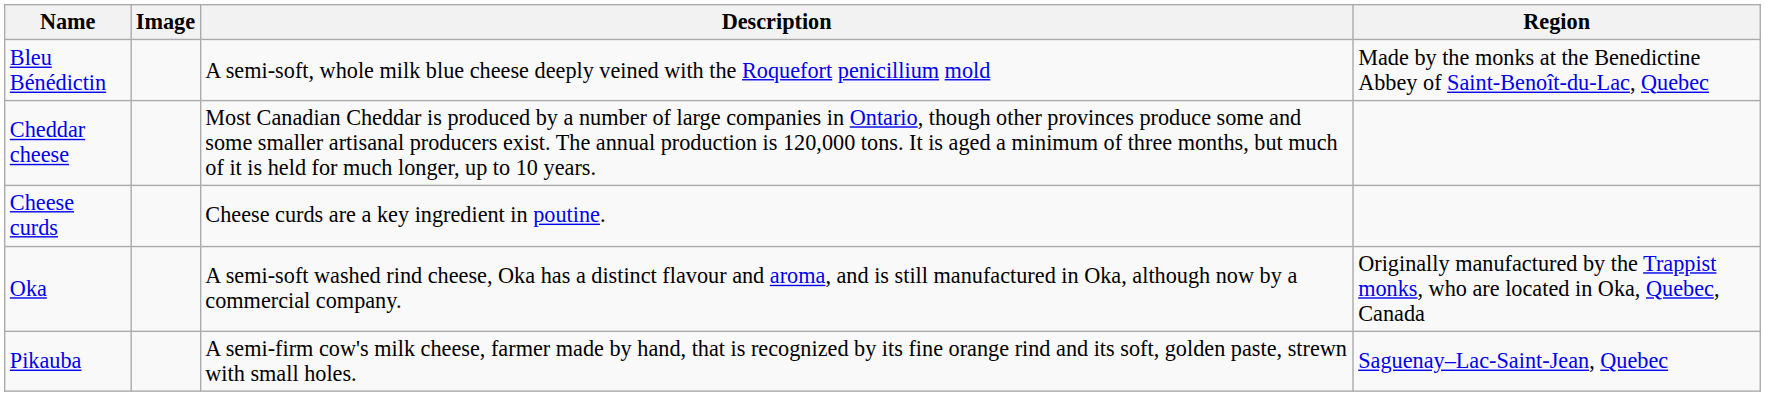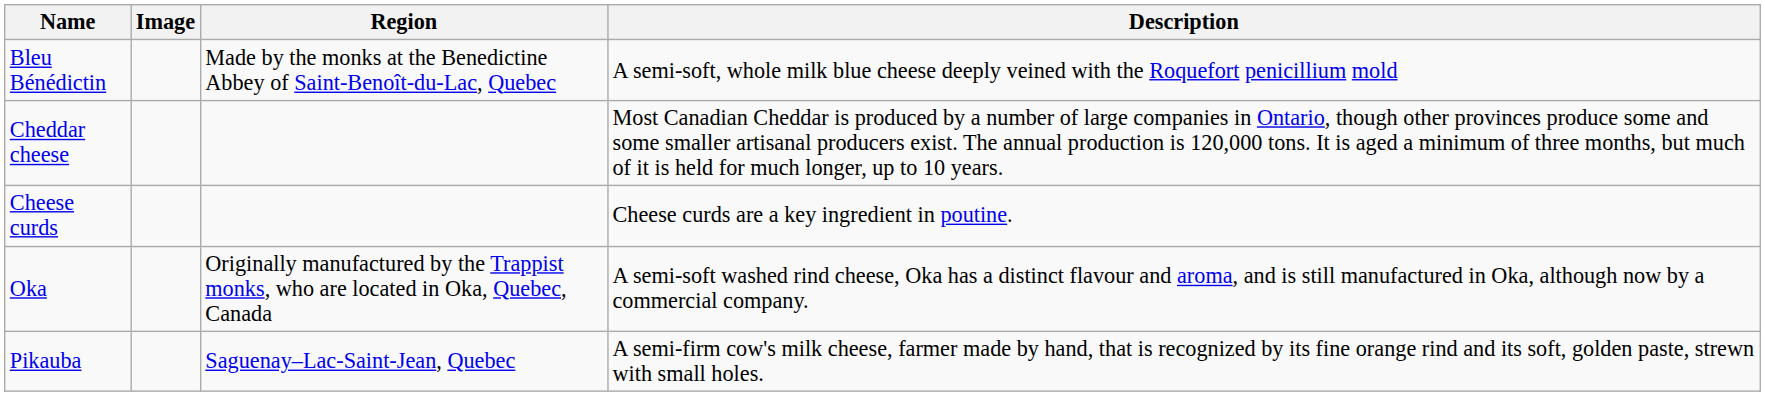columns swapped: (1557, 22) <-> (777, 22)
